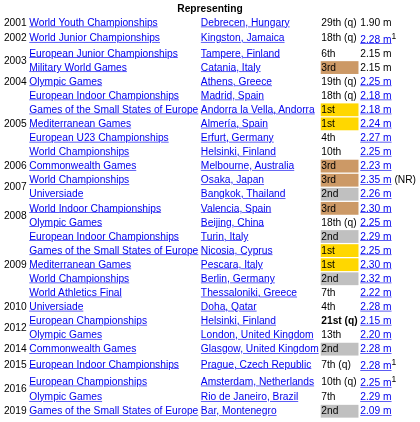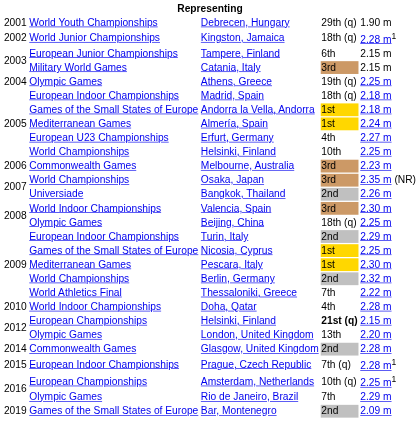(56, 307) Universiade -> (95, 307) World Indoor Championships
